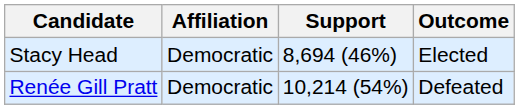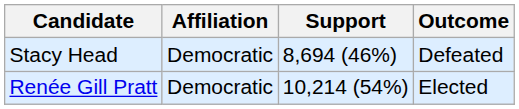(453, 54) Elected -> (461, 54) Defeated
(461, 87) Defeated -> (453, 87) Elected
